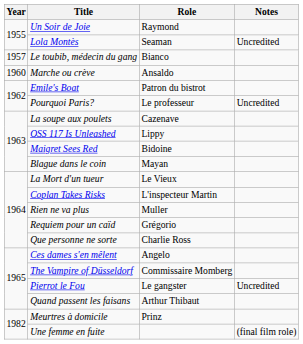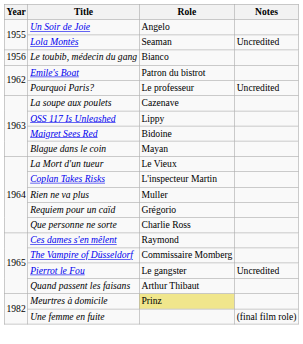(160, 27) Raymond -> (156, 27) Angelo
(16, 57) 1957 -> (16, 57) 1956
- row: (62, 73)
(156, 255) Angelo -> (160, 240) Raymond
(152, 316) no background -> (152, 301) khaki background
